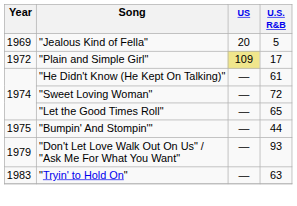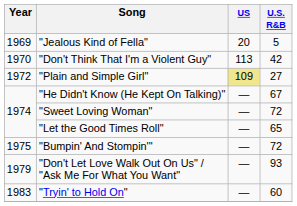+ row: (125, 59)
(276, 59) 17 -> (276, 77) 27
(276, 77) 61 -> (276, 94) 67
(276, 128) 44 -> (276, 146) 72
(276, 175) 63 -> (276, 192) 60
